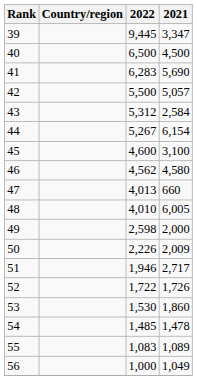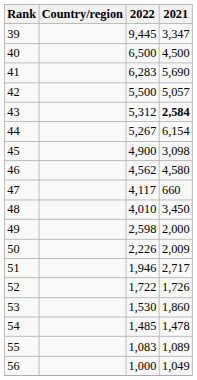(176, 111) normal -> (176, 111) bold
(142, 151) 4,600 -> (142, 151) 4,900
(176, 151) 3,100 -> (176, 151) 3,098
(142, 190) 4,013 -> (142, 190) 4,117
(176, 209) 6,005 -> (176, 209) 3,450
